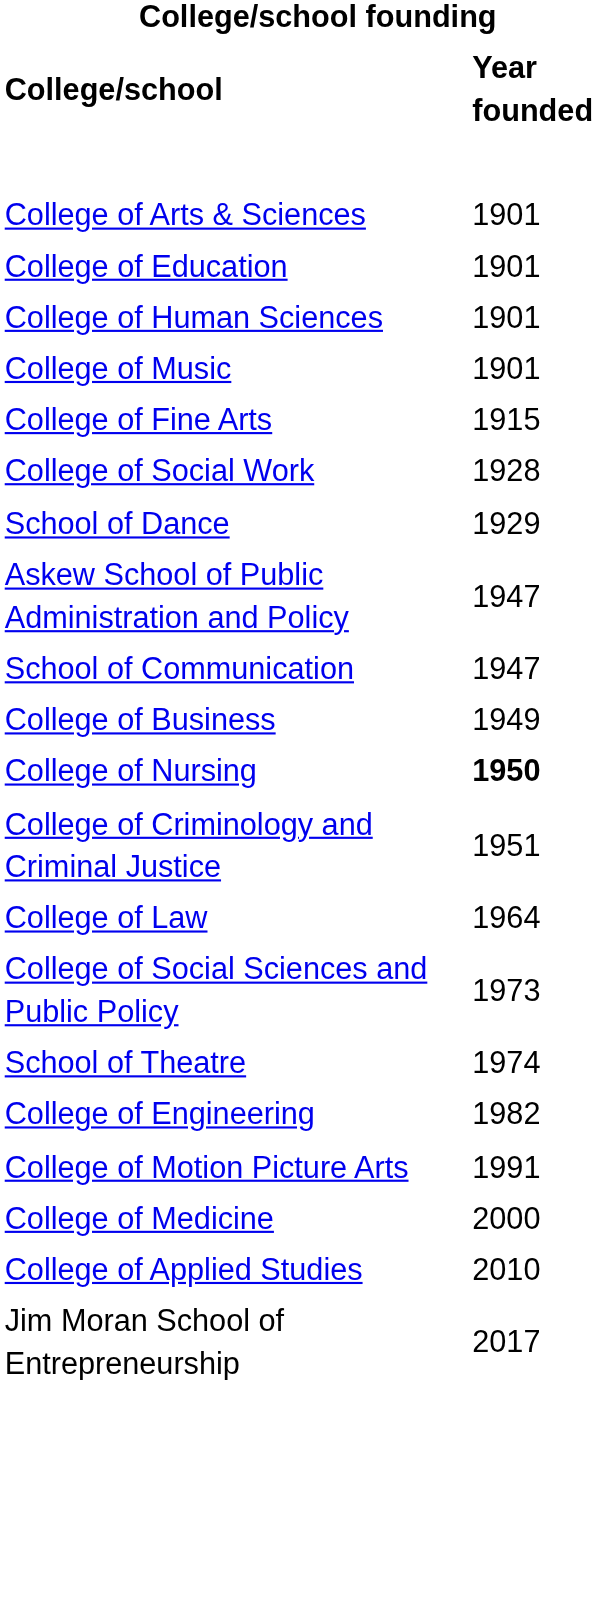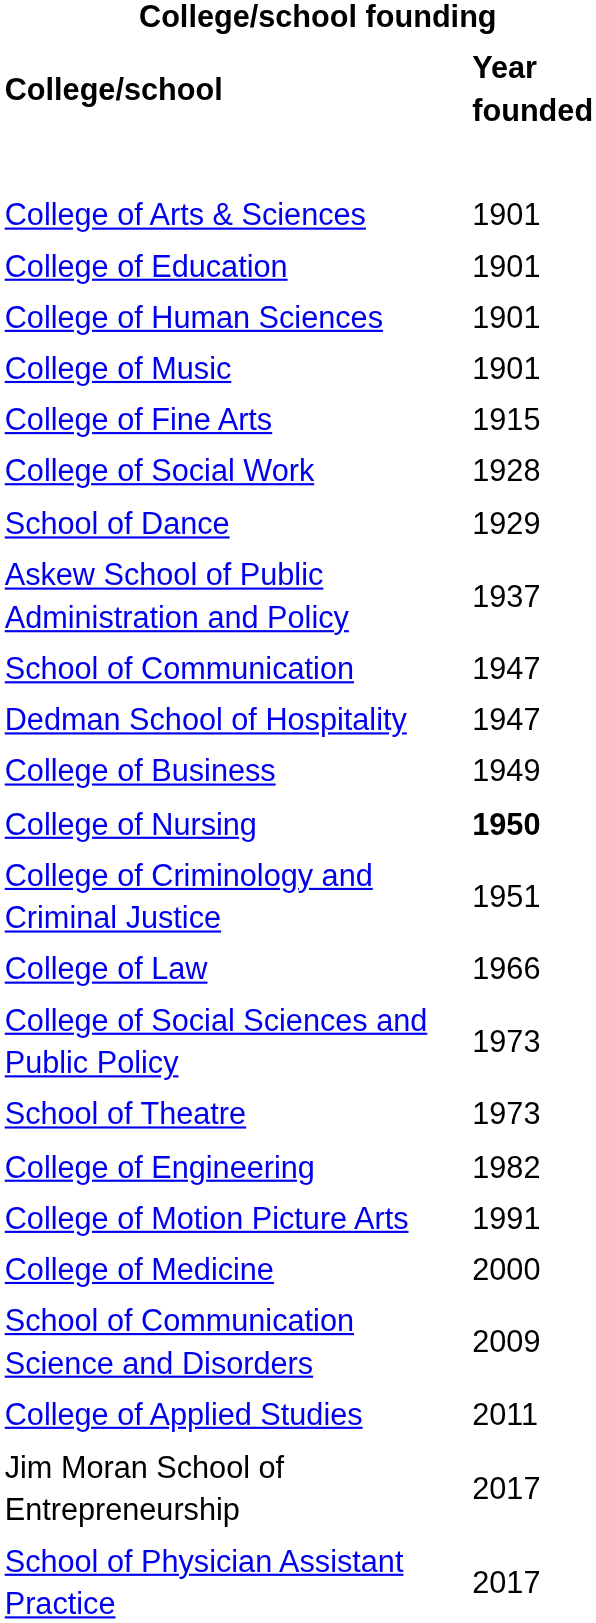(506, 596) 1947 -> (506, 596) 1937
+ row: (206, 720)
(506, 917) 1964 -> (506, 969) 1966
(506, 1063) 1974 -> (506, 1115) 1973
+ row: (179, 1342)
(506, 1269) 2010 -> (505, 1415) 2011
+ row: (204, 1582)
